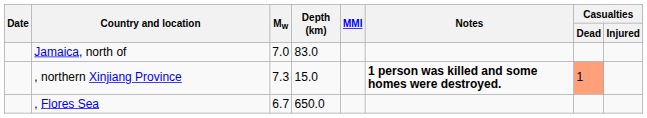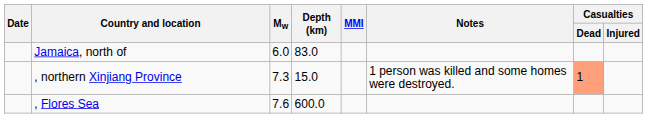(281, 52) 7.0 -> (281, 52) 6.0
(453, 77) bold -> (468, 77) normal
(281, 103) 6.7 -> (281, 103) 7.6
(310, 103) 650.0 -> (310, 103) 600.0
